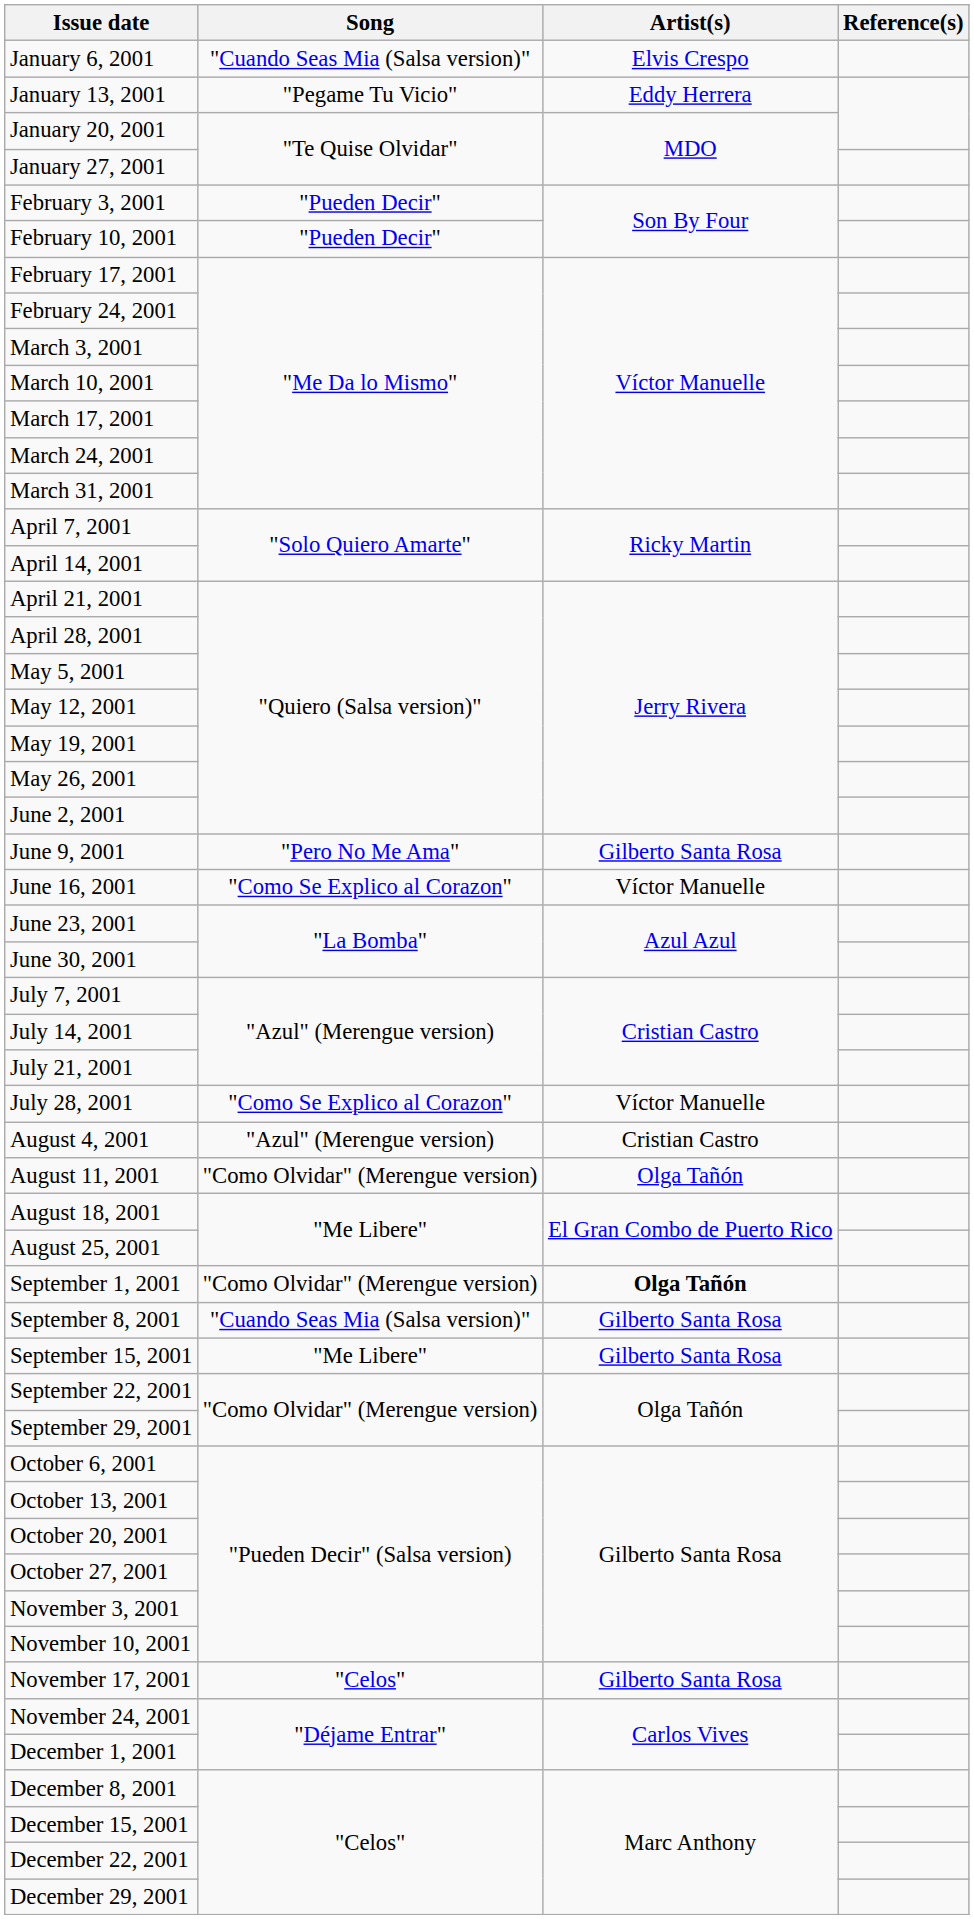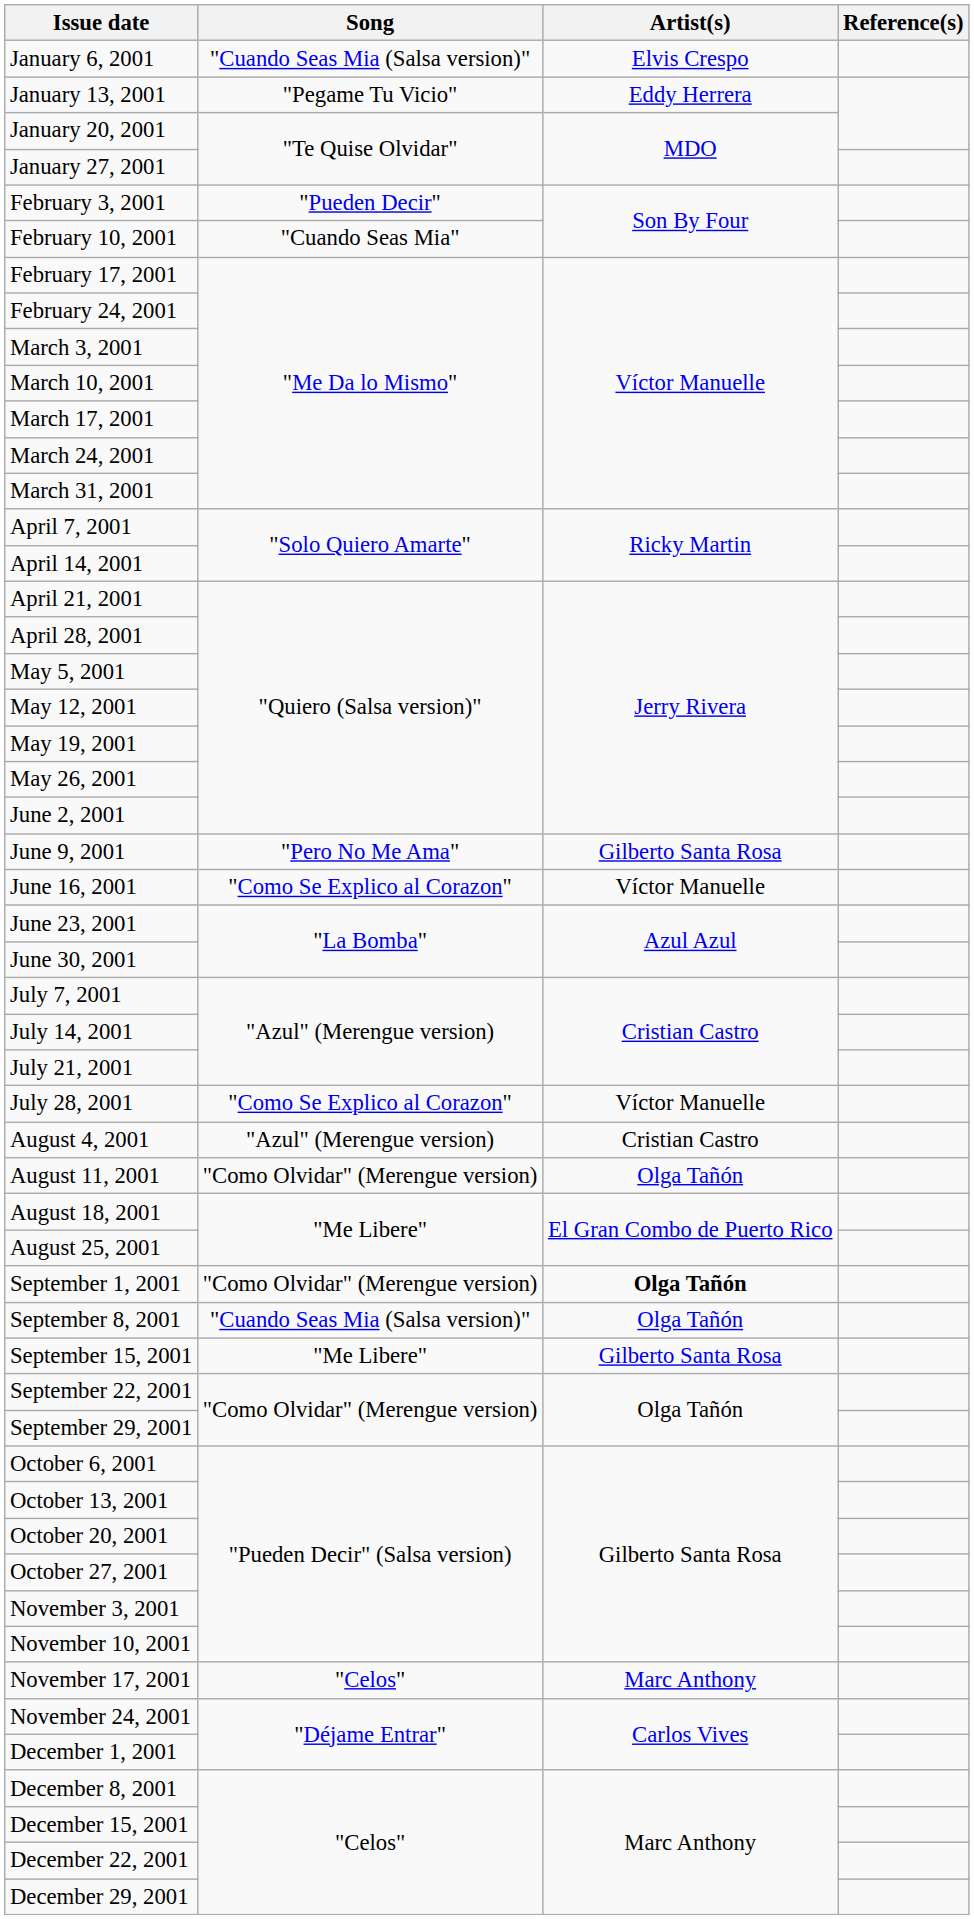(370, 238) "Pueden Decir" -> (370, 238) "Cuando Seas Mia"
(690, 1319) Gilberto Santa Rosa -> (690, 1319) Olga Tañón
(690, 1680) Gilberto Santa Rosa -> (690, 1680) Marc Anthony
